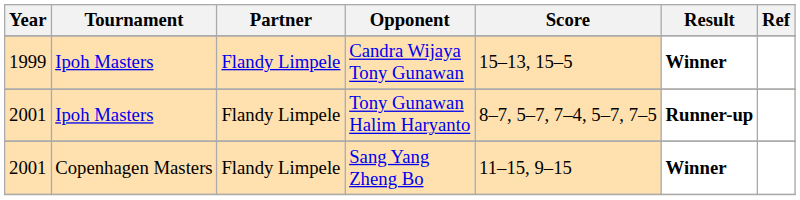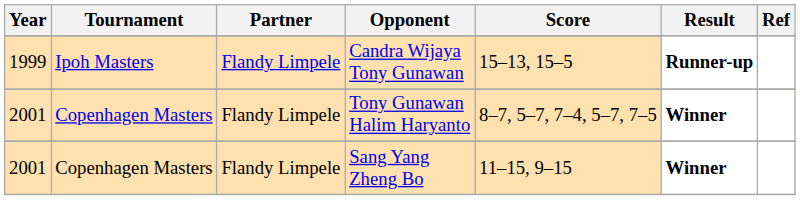(696, 62) Winner -> (709, 62) Runner-up
(104, 115) Ipoh Masters -> (134, 115) Copenhagen Masters
(709, 115) Runner-up -> (696, 115) Winner
